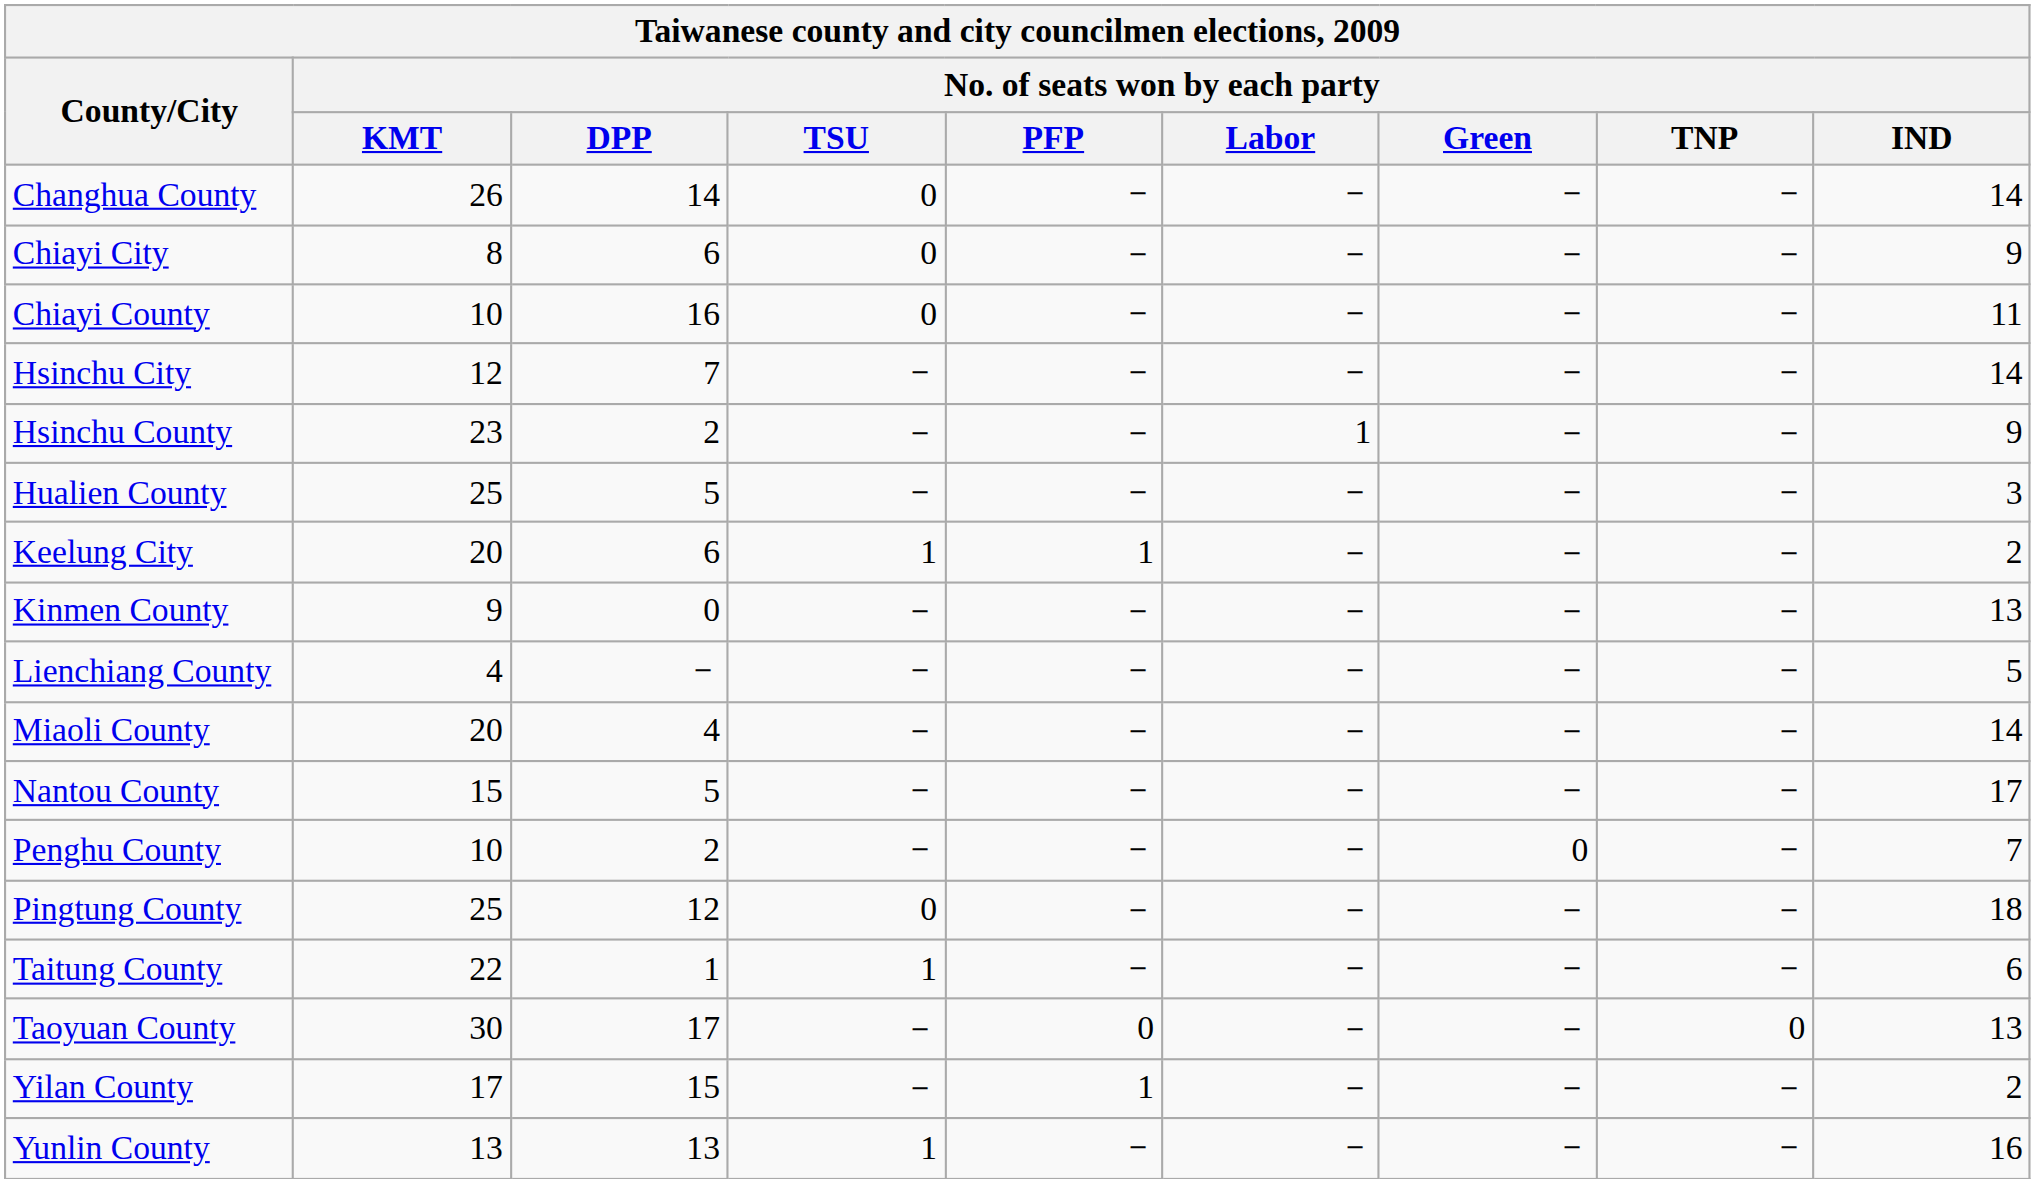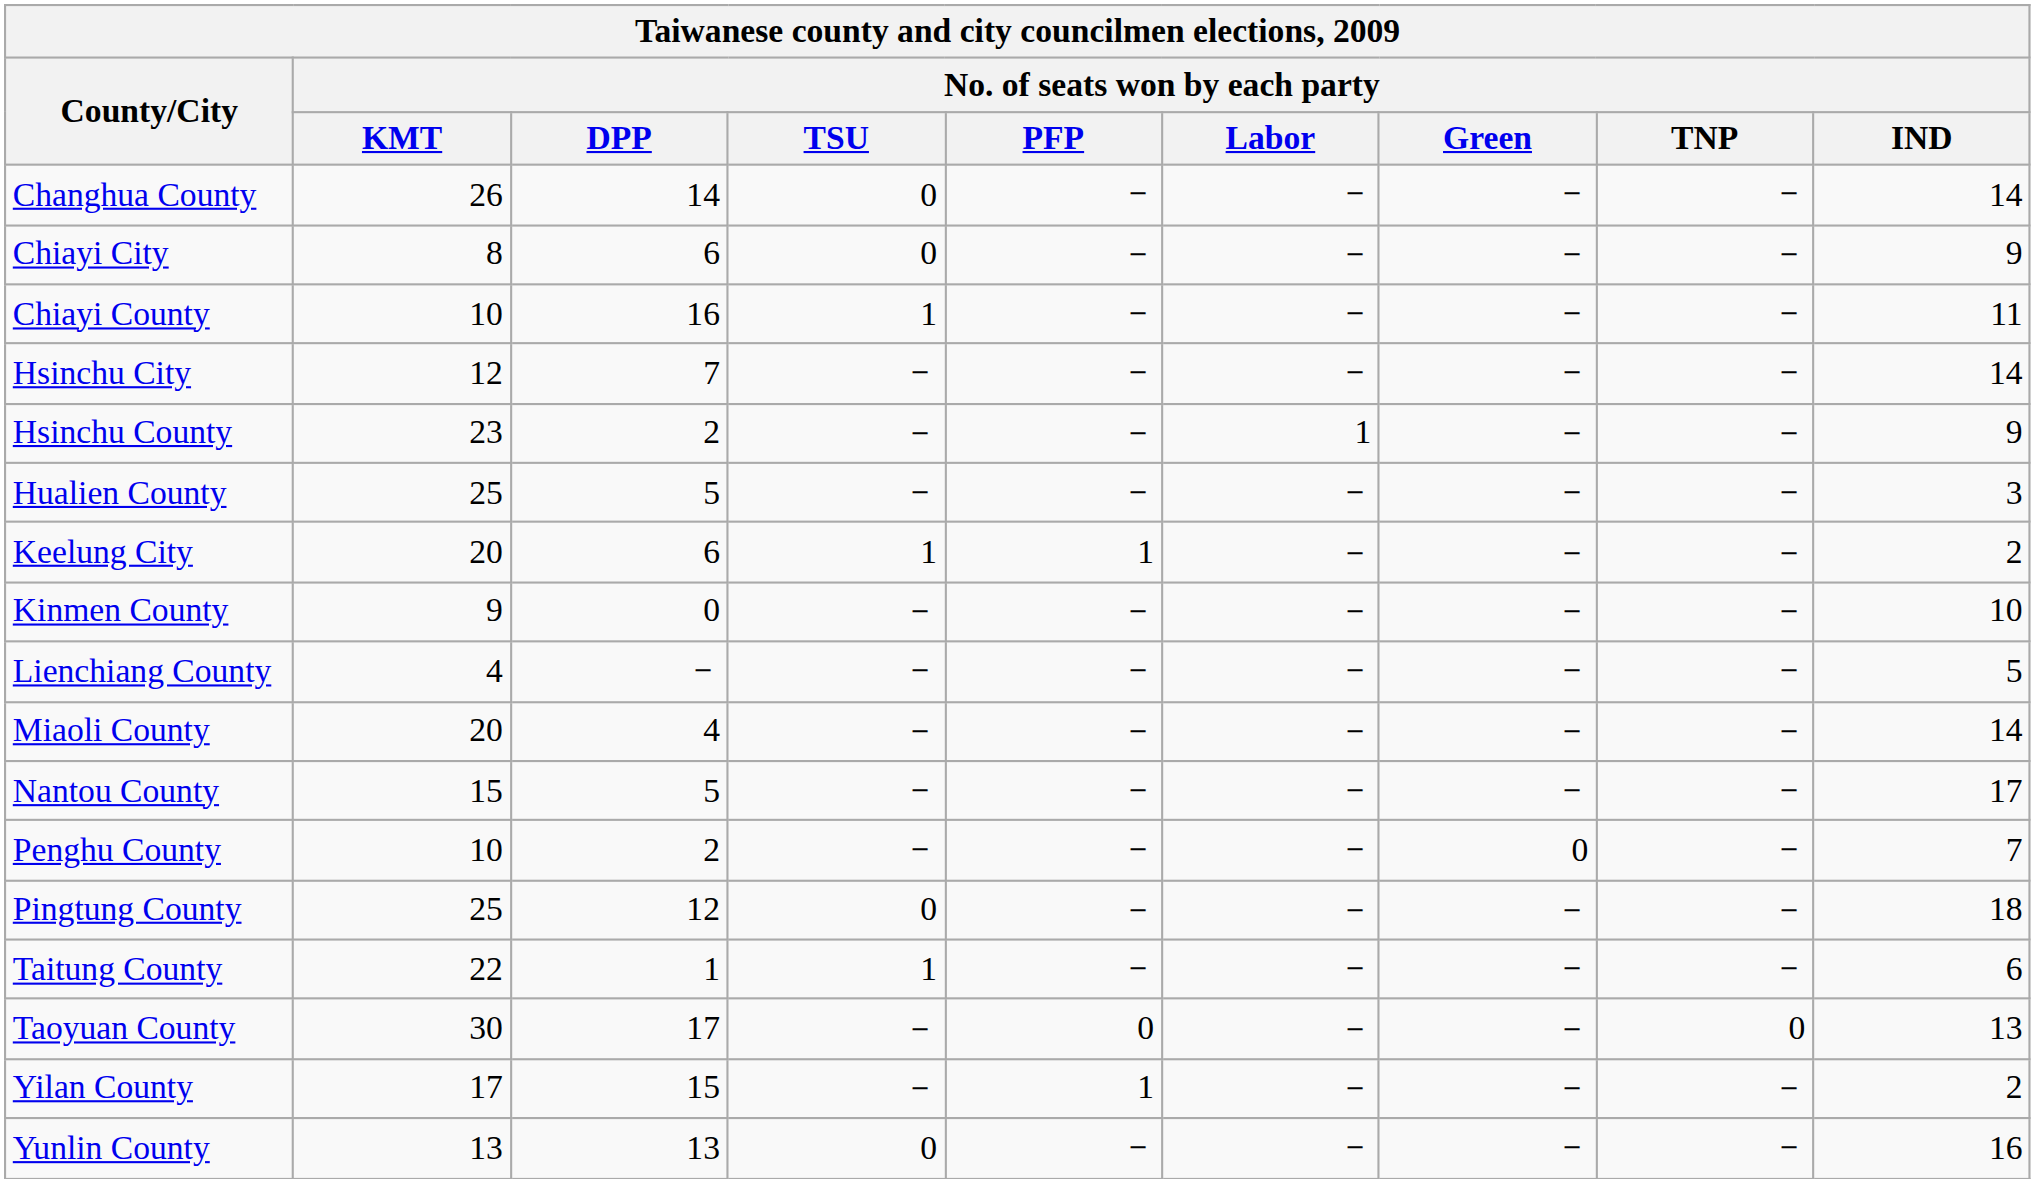(929, 313) 0 -> (929, 313) 1
(2006, 611) 13 -> (2006, 611) 10
(929, 1147) 1 -> (929, 1147) 0
